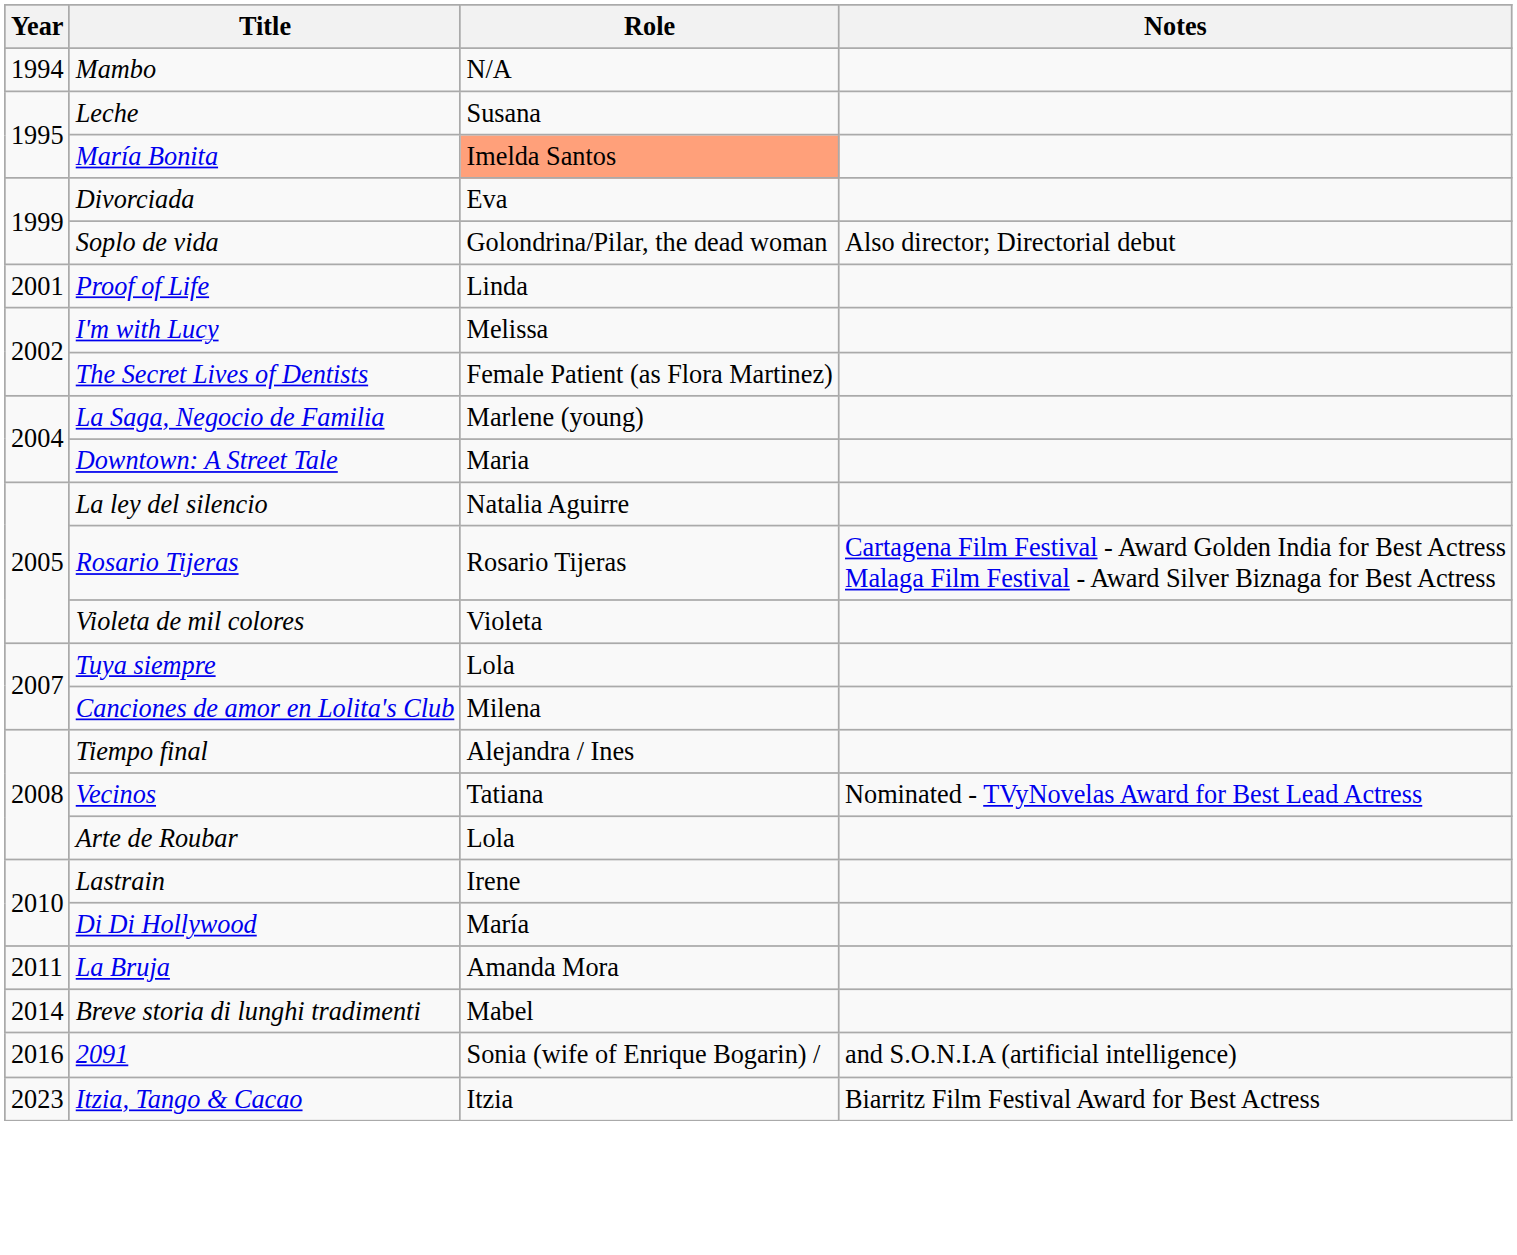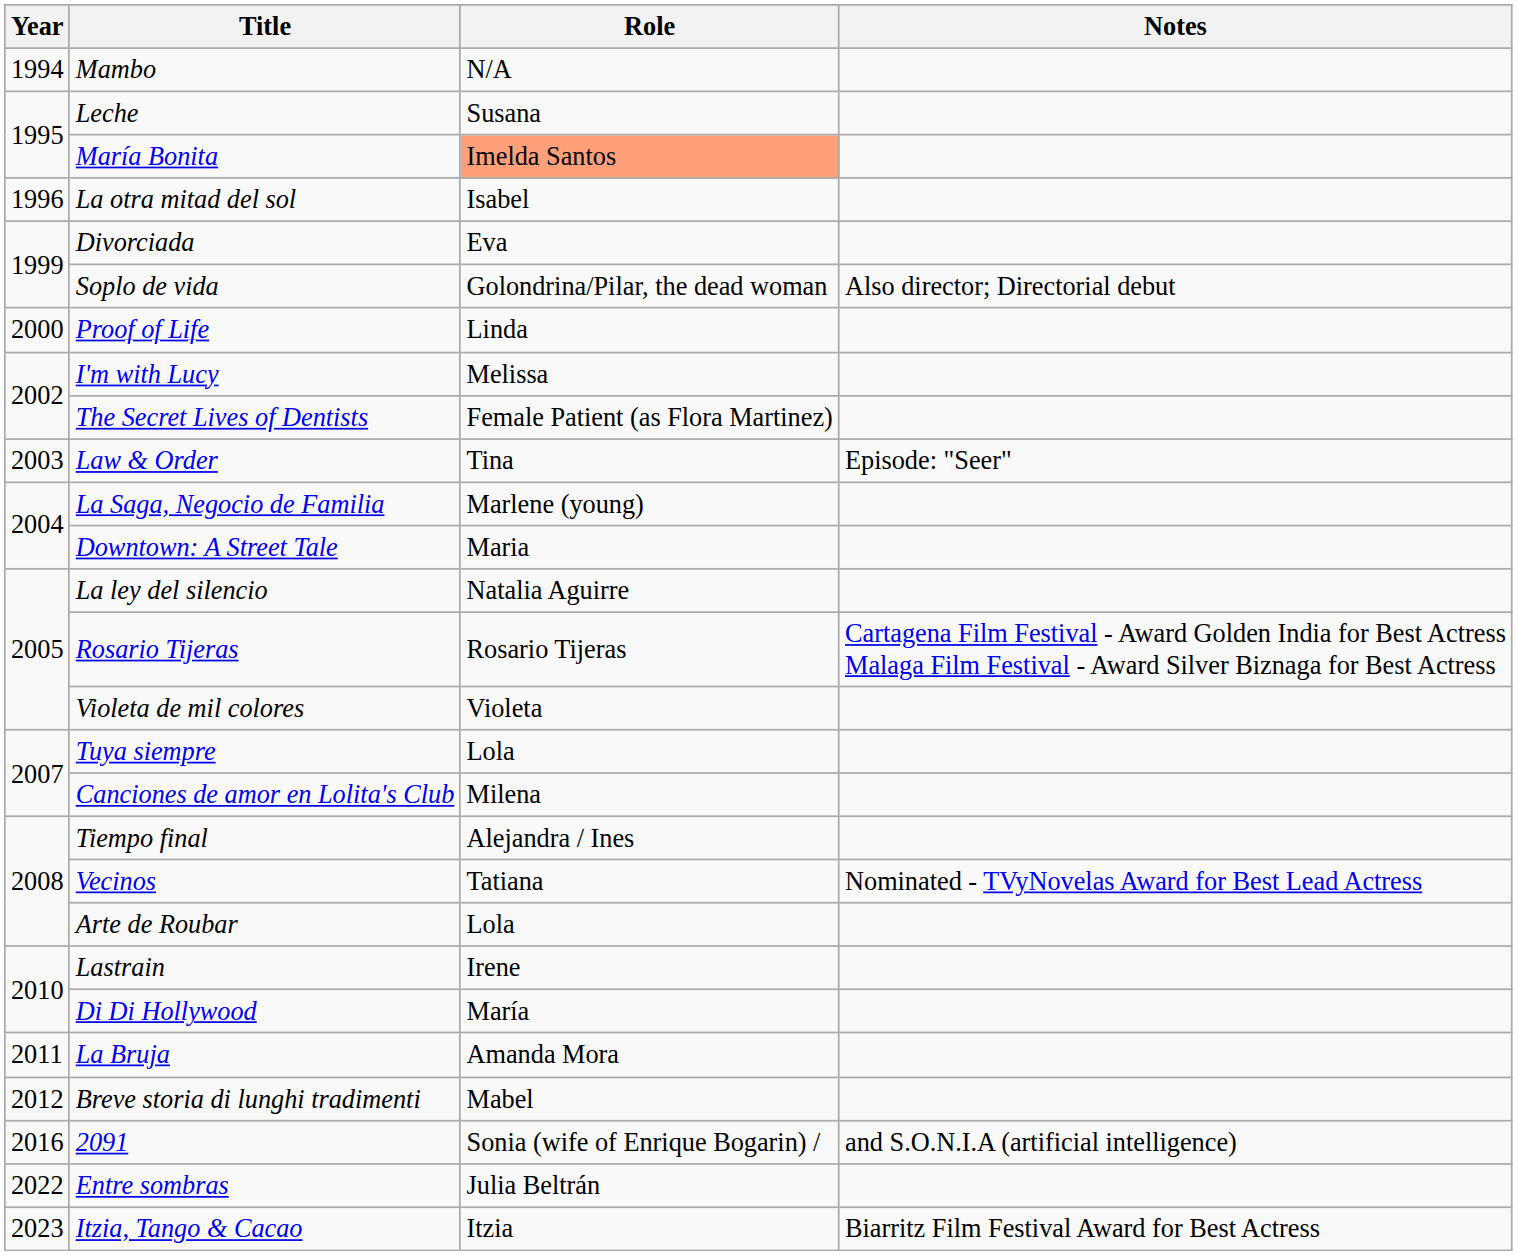+ row: (186, 199)
(37, 286) 2001 -> (37, 329) 2000
+ row: (147, 459)
(37, 1011) 2014 -> (37, 1098) 2012
+ row: (152, 1184)
